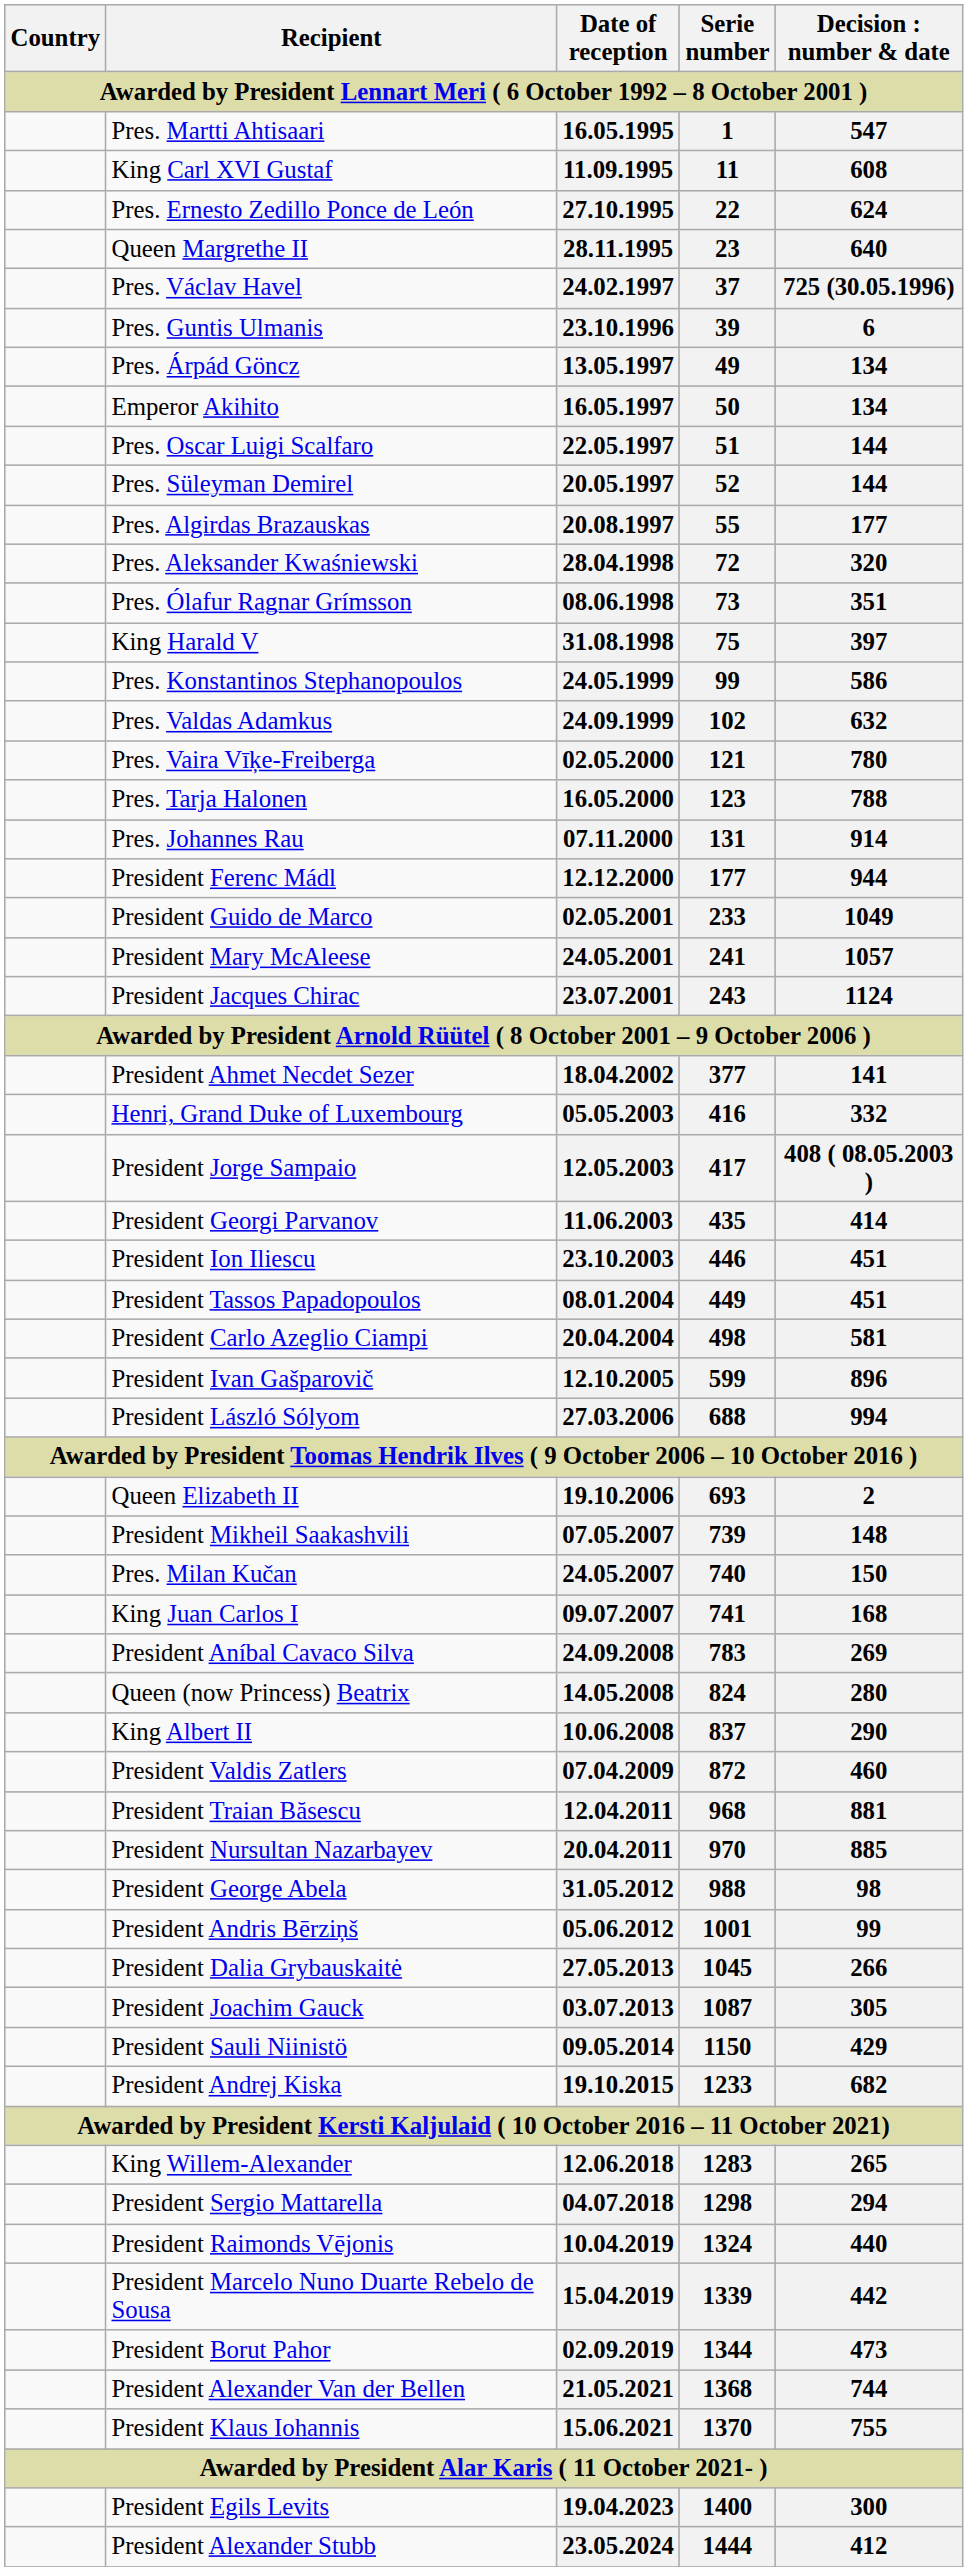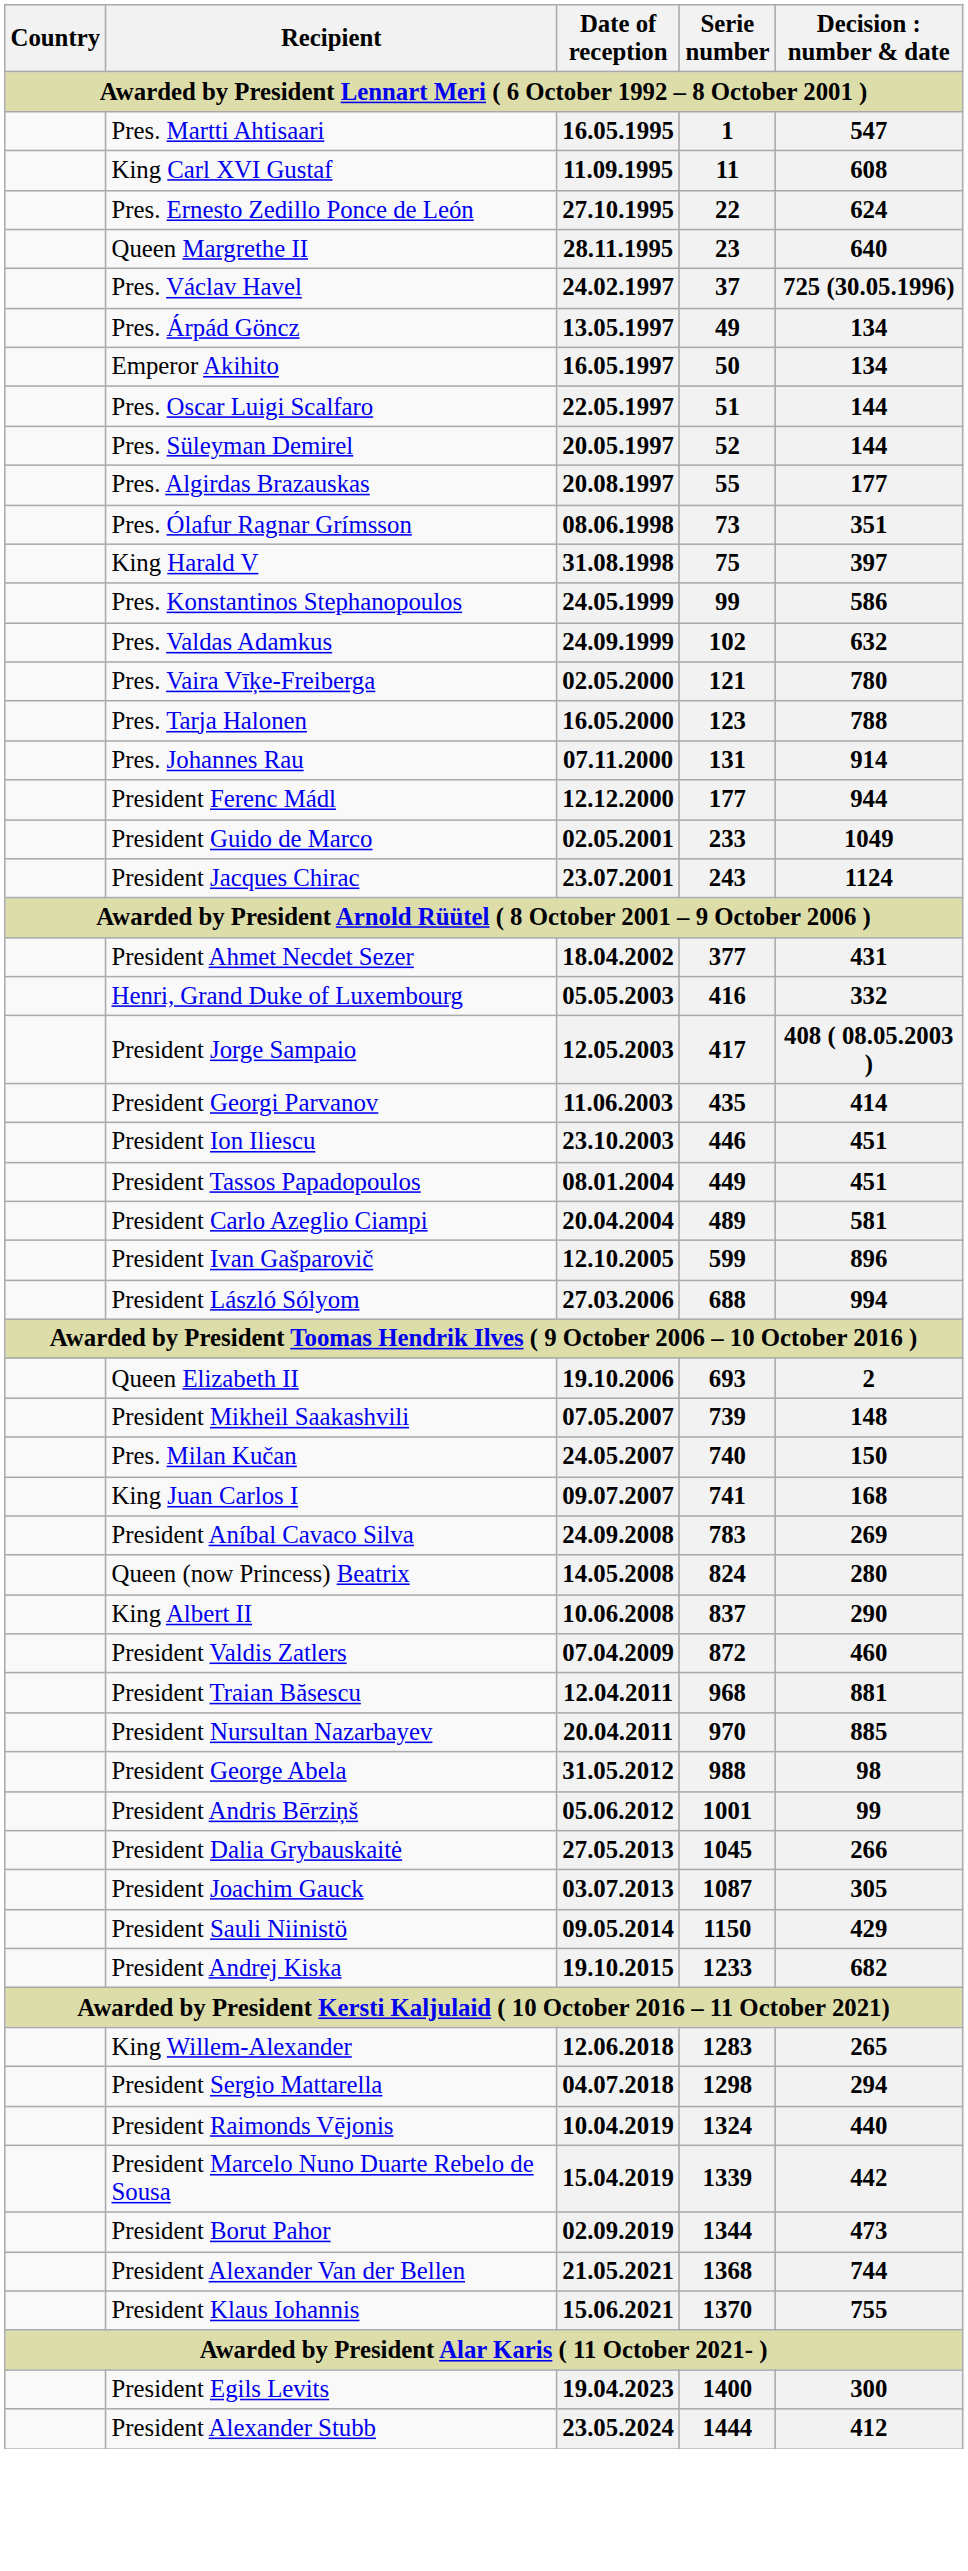- row: (618, 327)
- row: (618, 563)
- row: (618, 956)
(869, 1074) 141 -> (869, 956) 431
(727, 1338) 498 -> (727, 1220) 489
